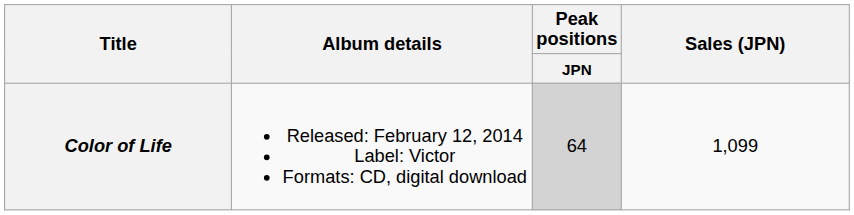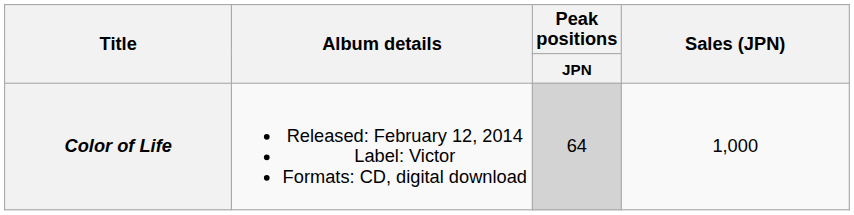(735, 146) 1,099 -> (735, 146) 1,000
